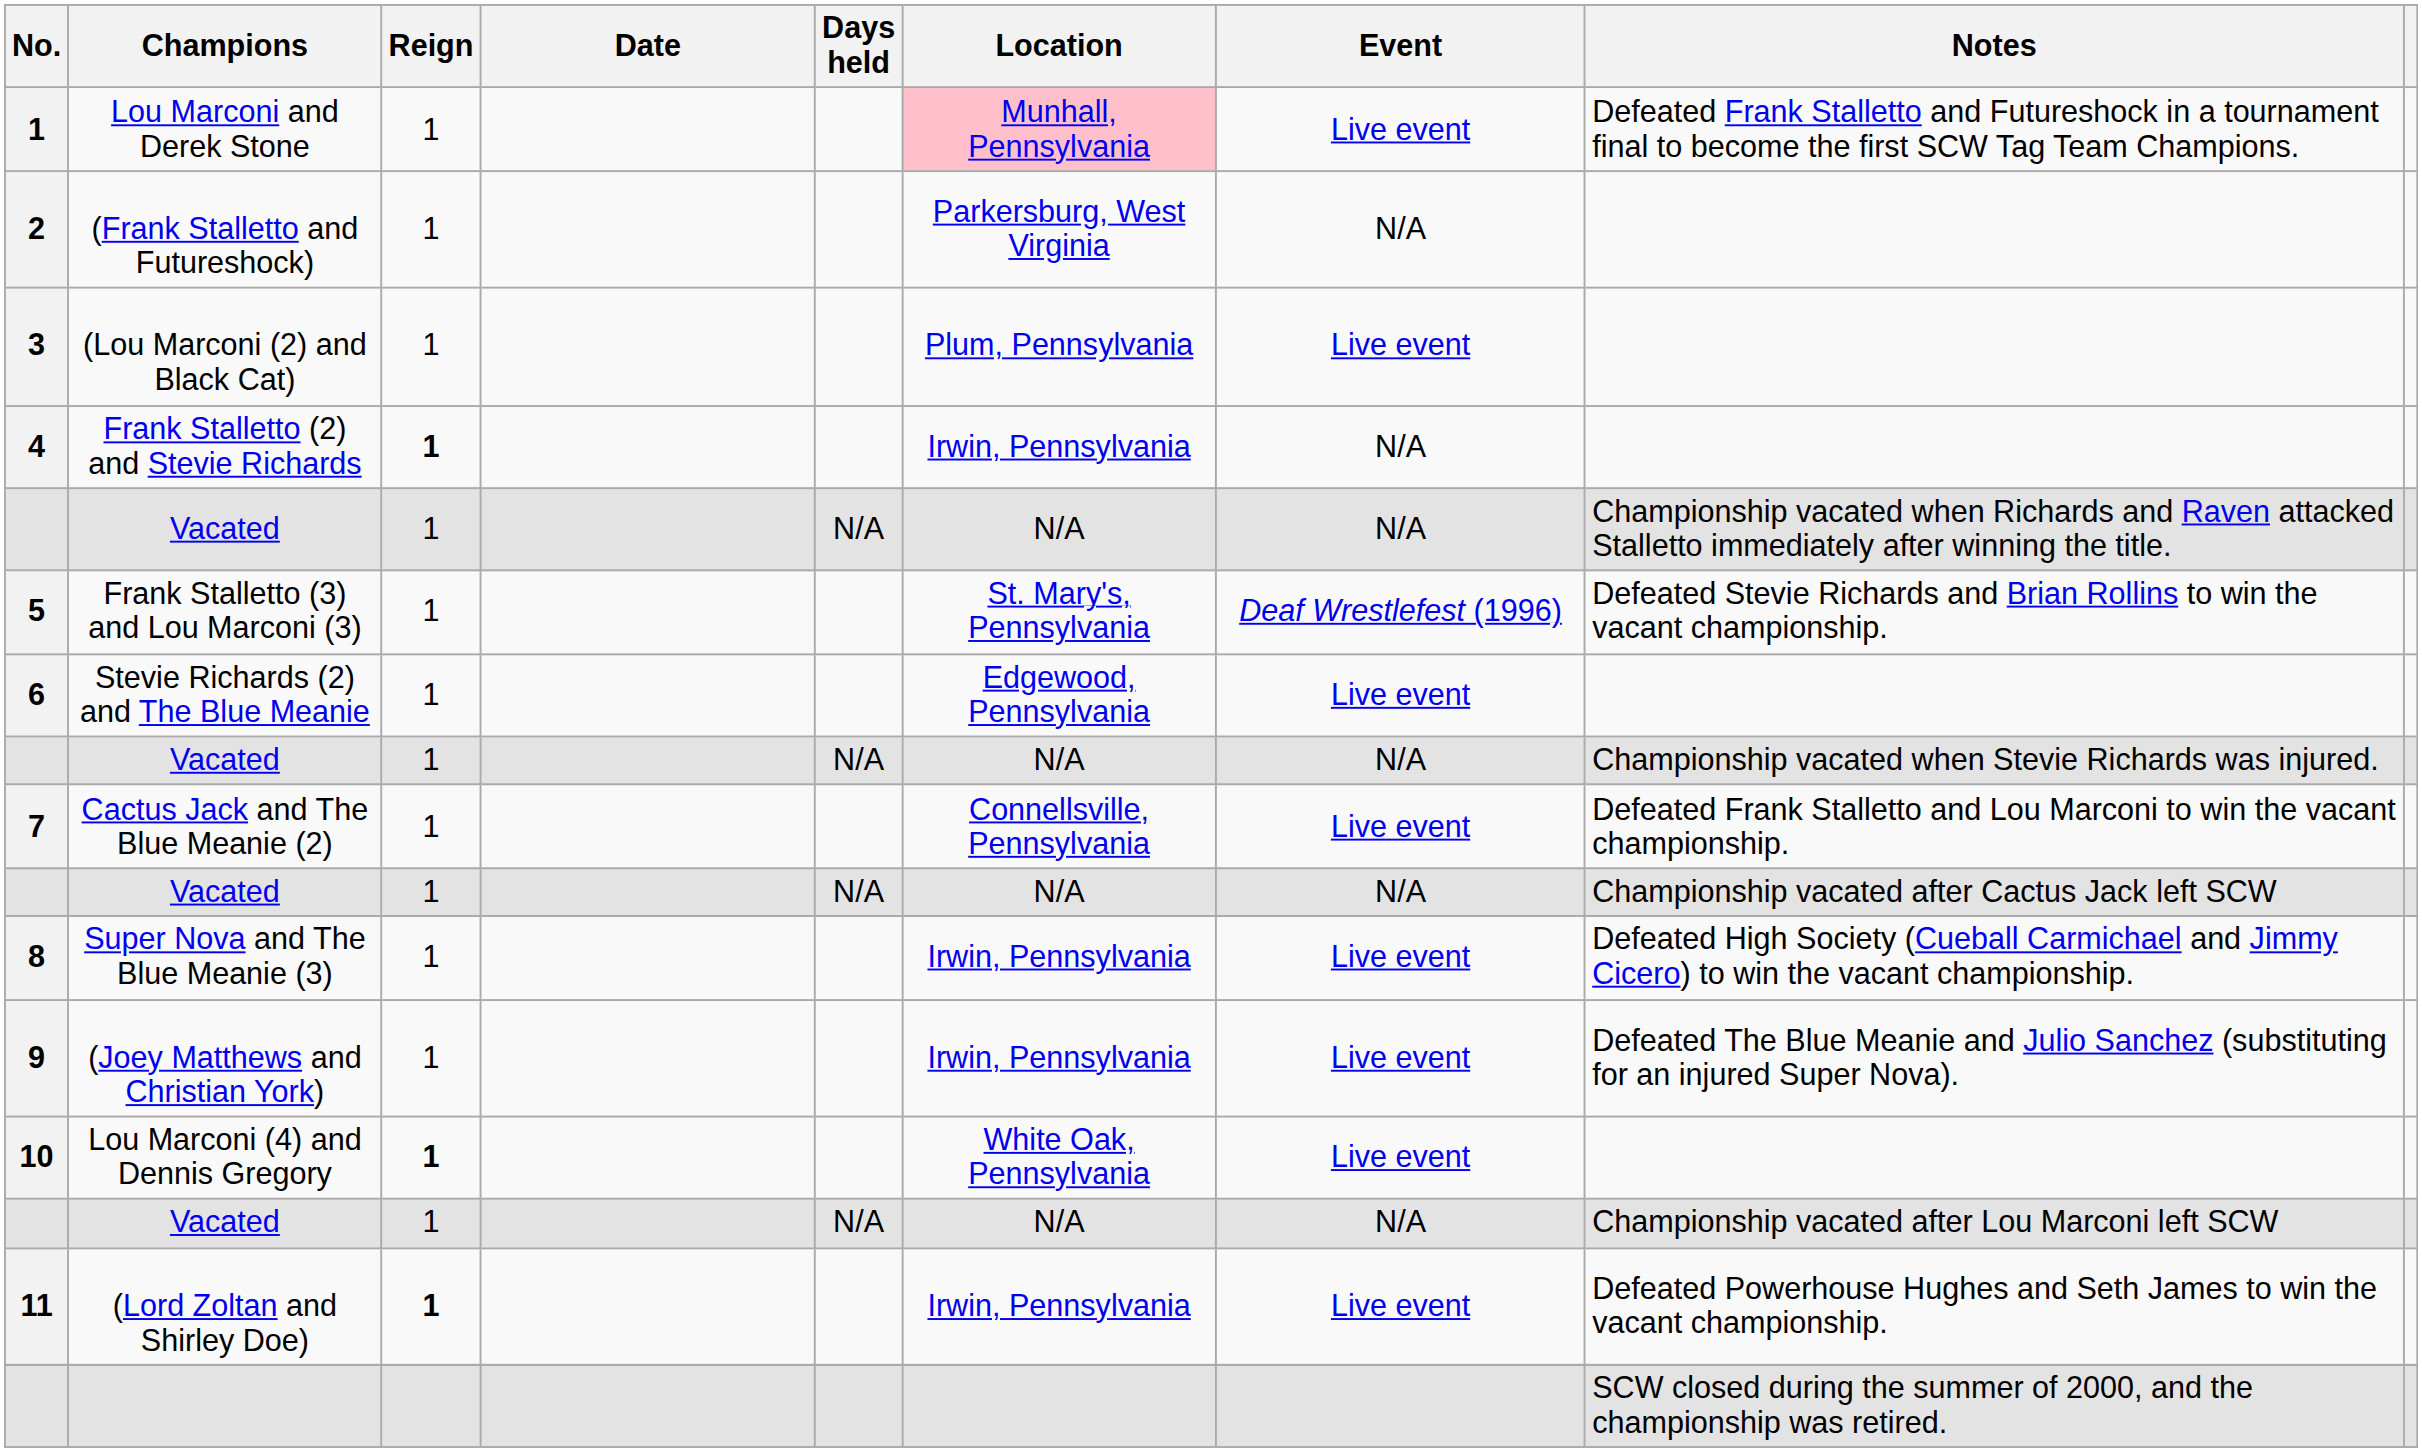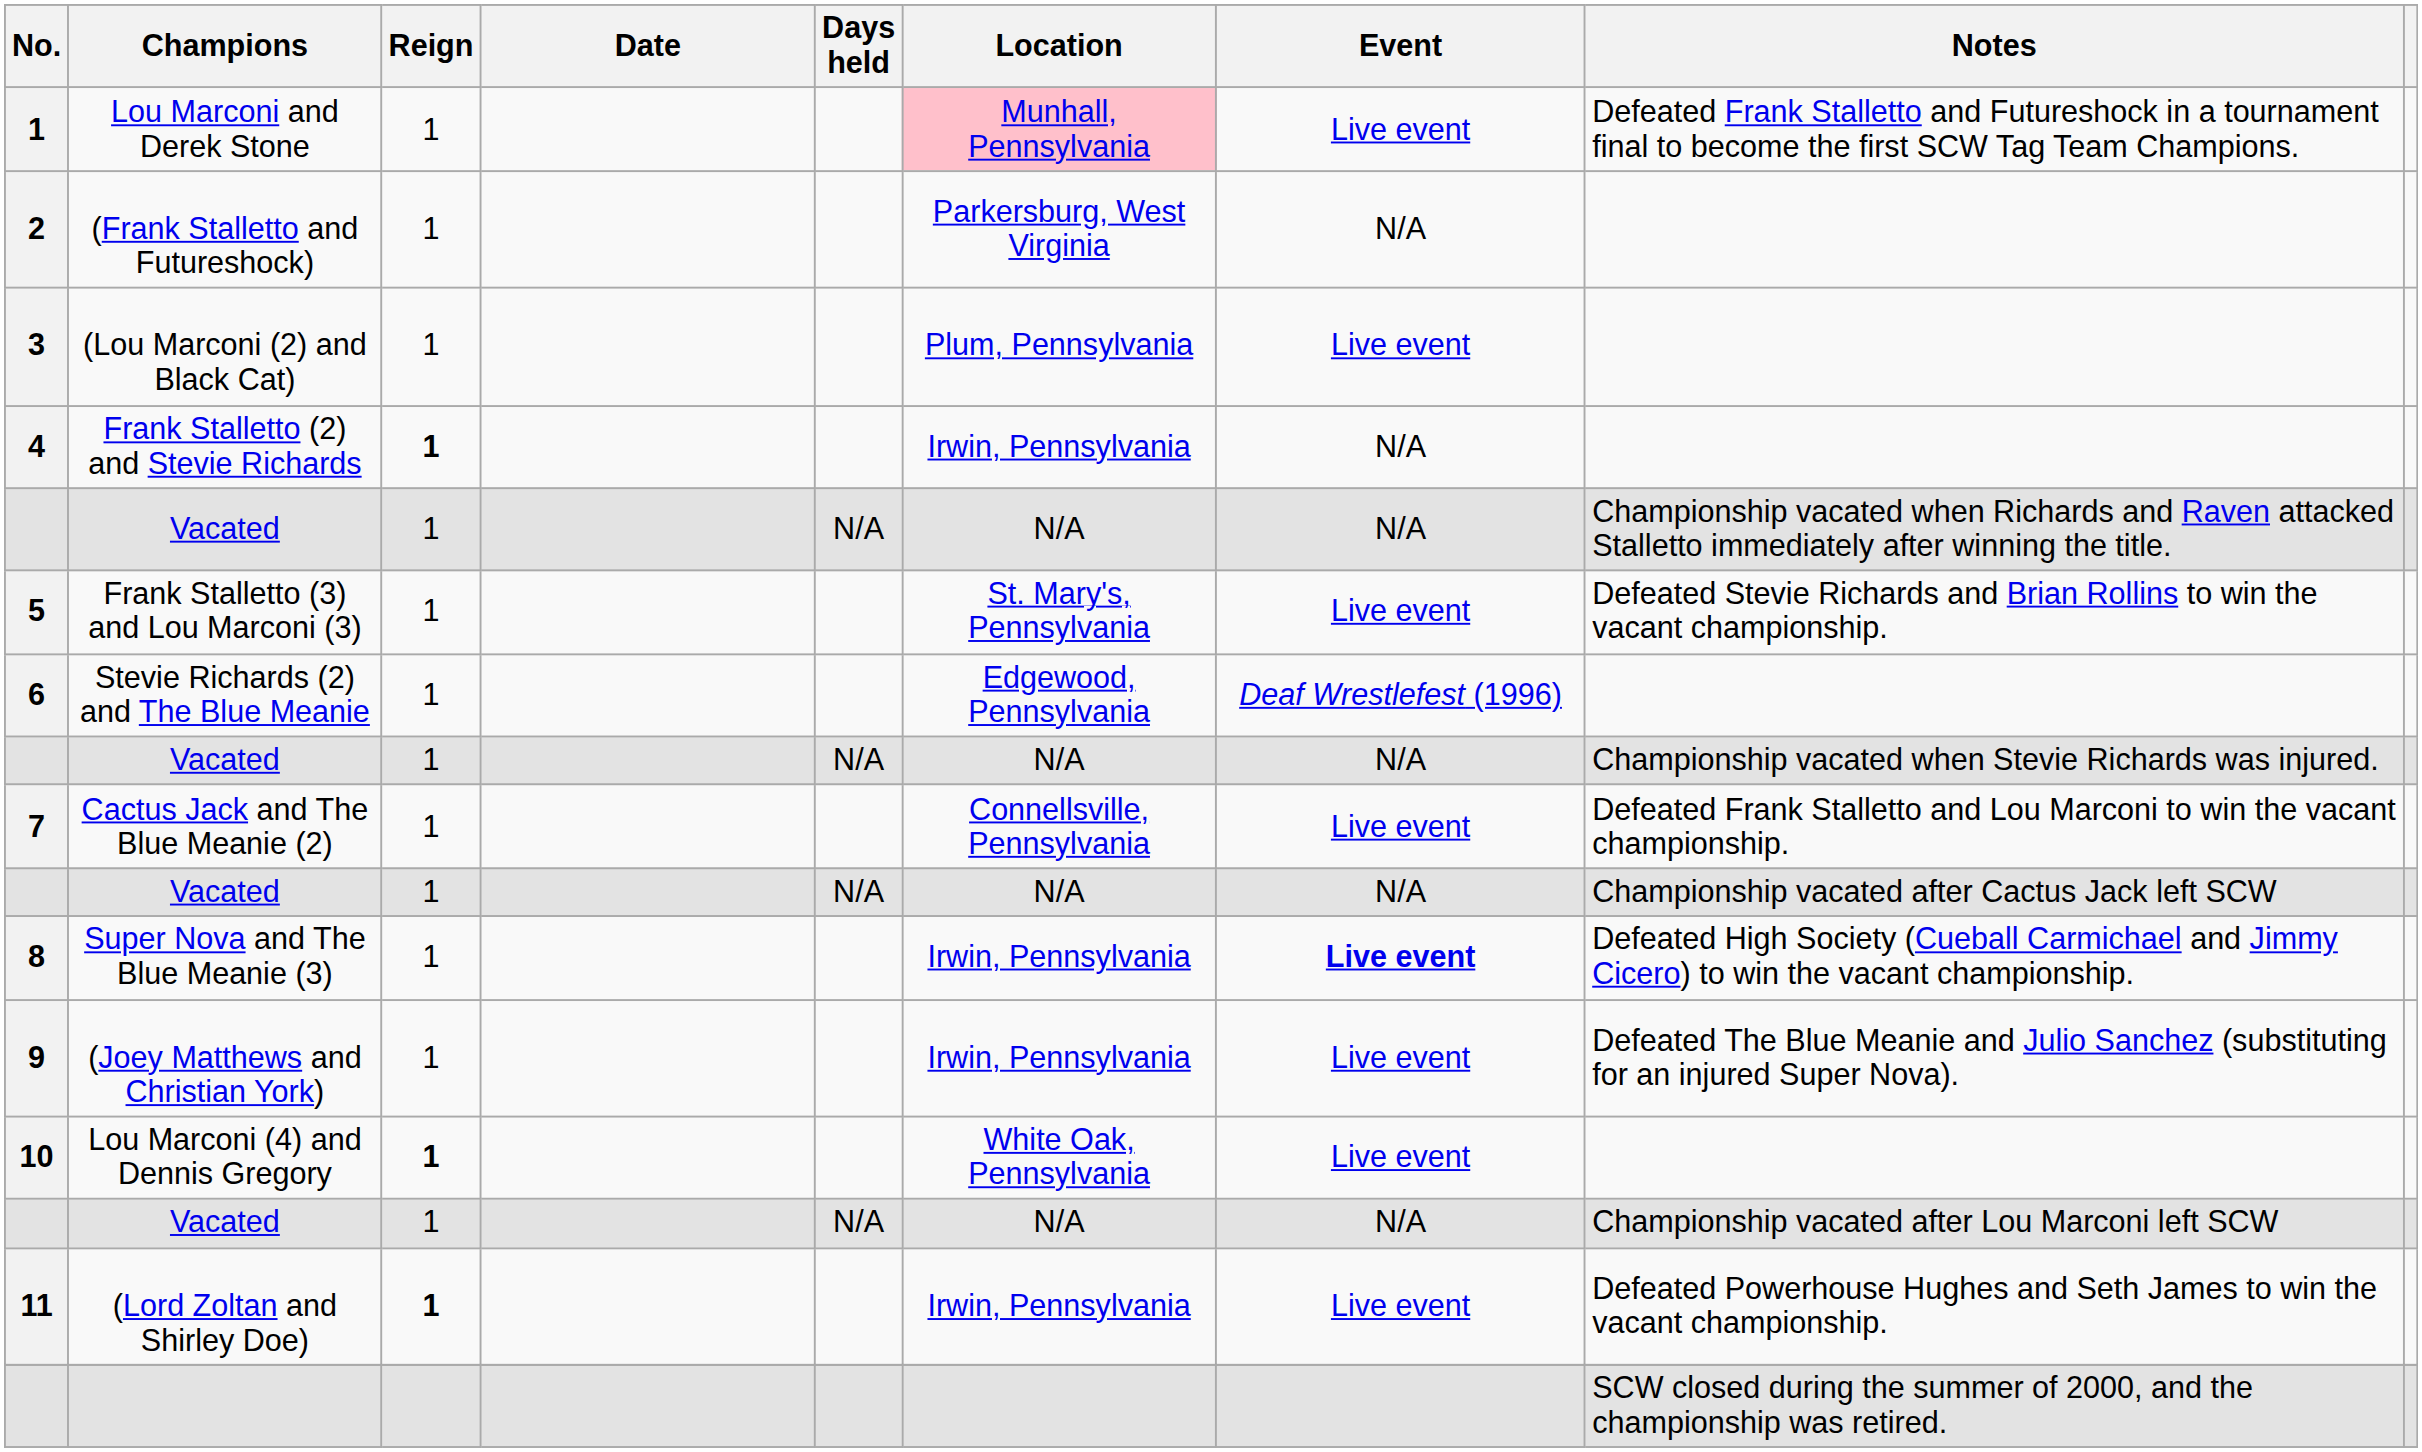(1401, 611) Deaf Wrestlefest (1996) -> (1401, 611) Live event
(1401, 694) Live event -> (1401, 694) Deaf Wrestlefest (1996)
(1401, 957) normal -> (1401, 957) bold
